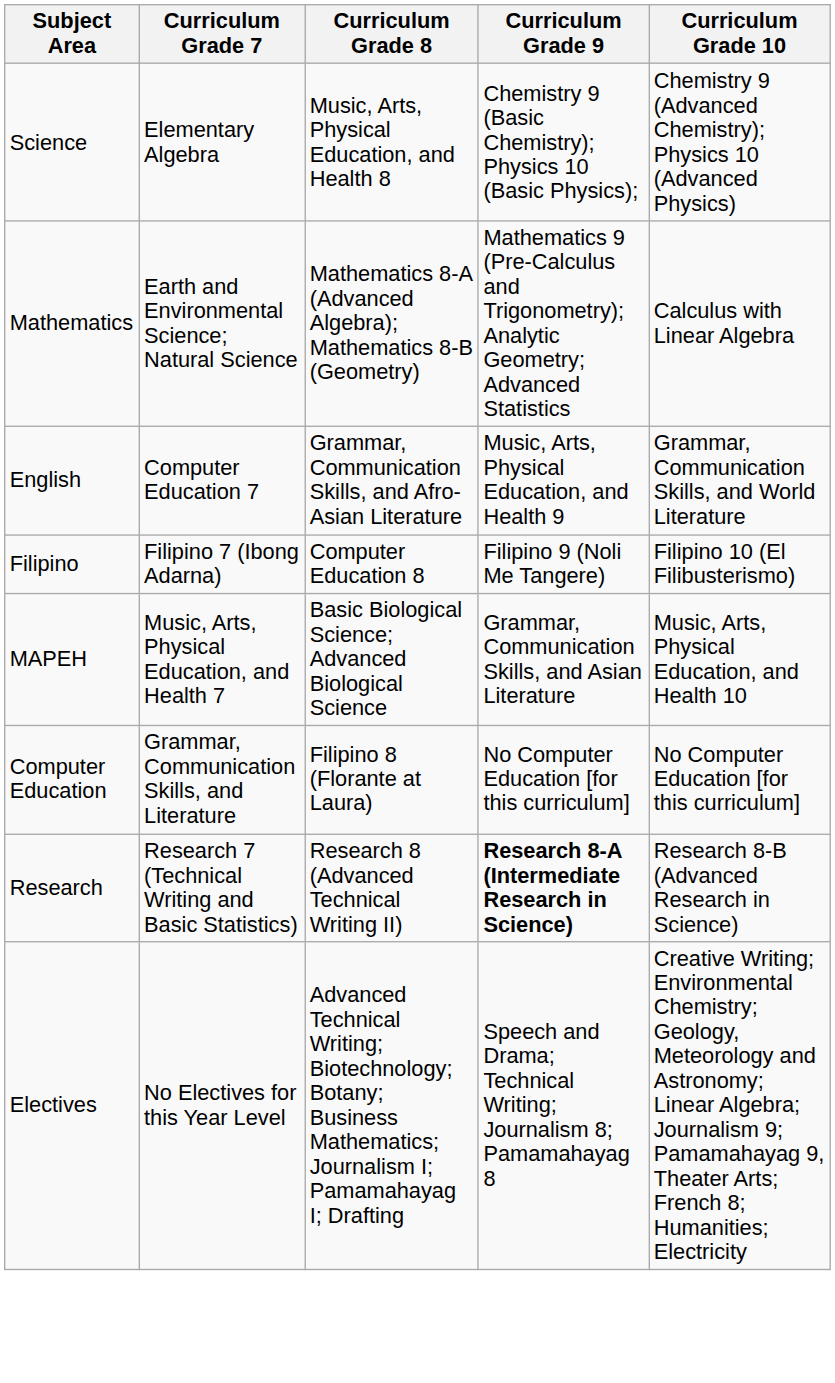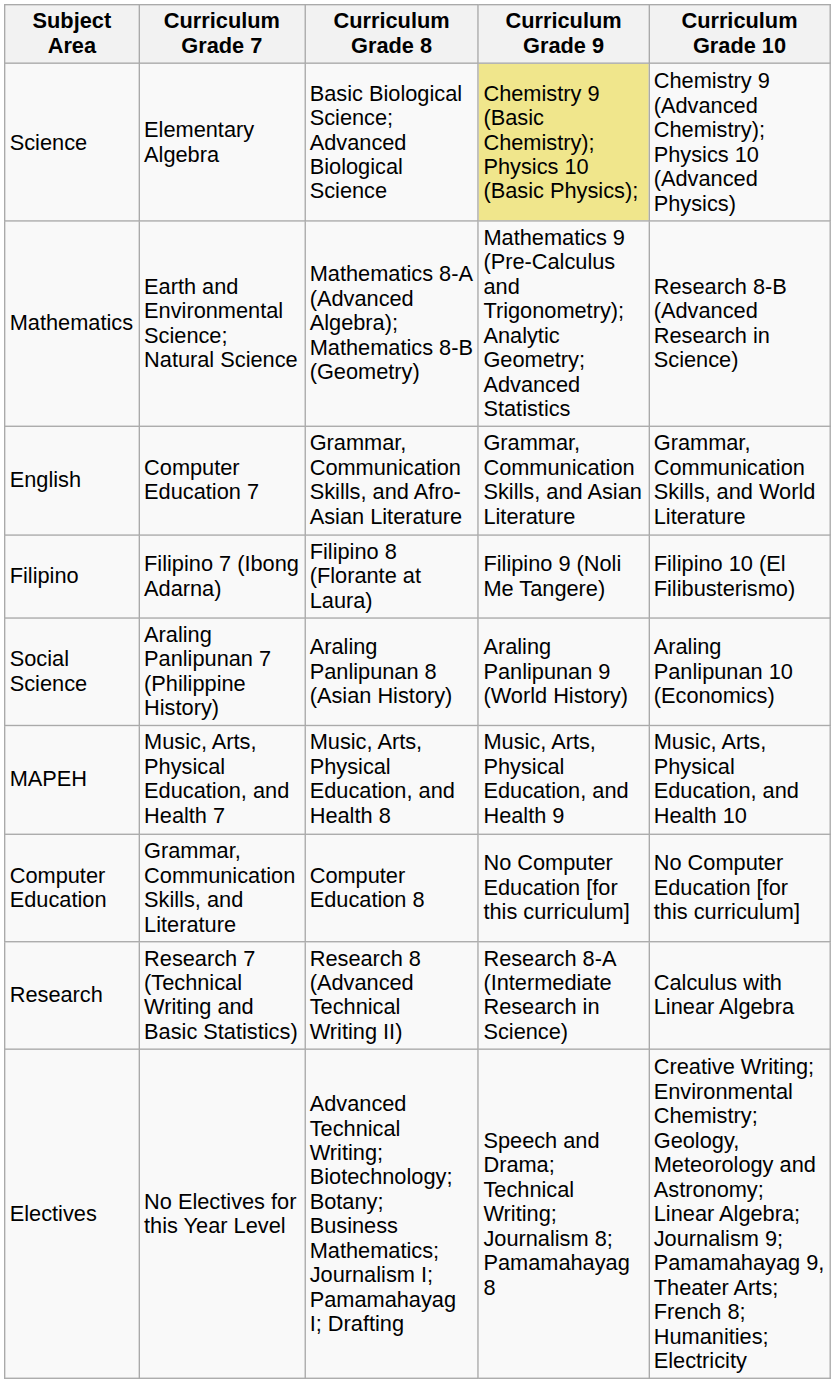(382, 141) Music, Arts, Physical Education, and Health 8 -> (386, 141) Basic Biological Science; Advanced Biological Science
(561, 141) no background -> (561, 141) khaki background
(724, 323) Calculus with Linear Algebra -> (720, 323) Research 8-B (Advanced Research in Science)
(556, 480) Music, Arts, Physical Education, and Health 9 -> (563, 480) Grammar, Communication Skills, and Asian Literature
(367, 563) Computer Education 8 -> (365, 575) Filipino 8 (Florante at Laura)
+ row: (48, 671)
(386, 659) Basic Biological Science; Advanced Biological Science -> (382, 779) Music, Arts, Physical Education, and Health 8
(563, 659) Grammar, Communication Skills, and Asian Literature -> (556, 779) Music, Arts, Physical Education, and Health 9
(365, 779) Filipino 8 (Florante at Laura) -> (367, 887) Computer Education 8
(553, 887) bold -> (550, 995) normal
(720, 887) Research 8-B (Advanced Research in Science) -> (724, 995) Calculus with Linear Algebra
